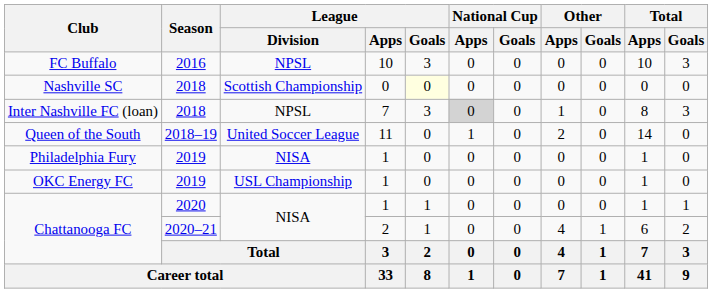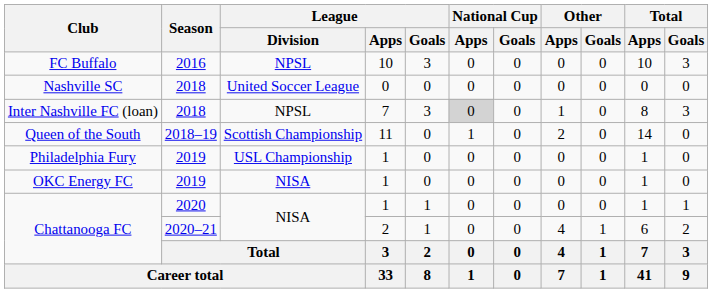(293, 87) Scottish Championship -> (293, 87) United Soccer League
(427, 87) lightyellow background -> (427, 87) no background
(293, 134) United Soccer League -> (293, 134) Scottish Championship
(293, 157) NISA -> (293, 157) USL Championship
(293, 181) USL Championship -> (293, 181) NISA
